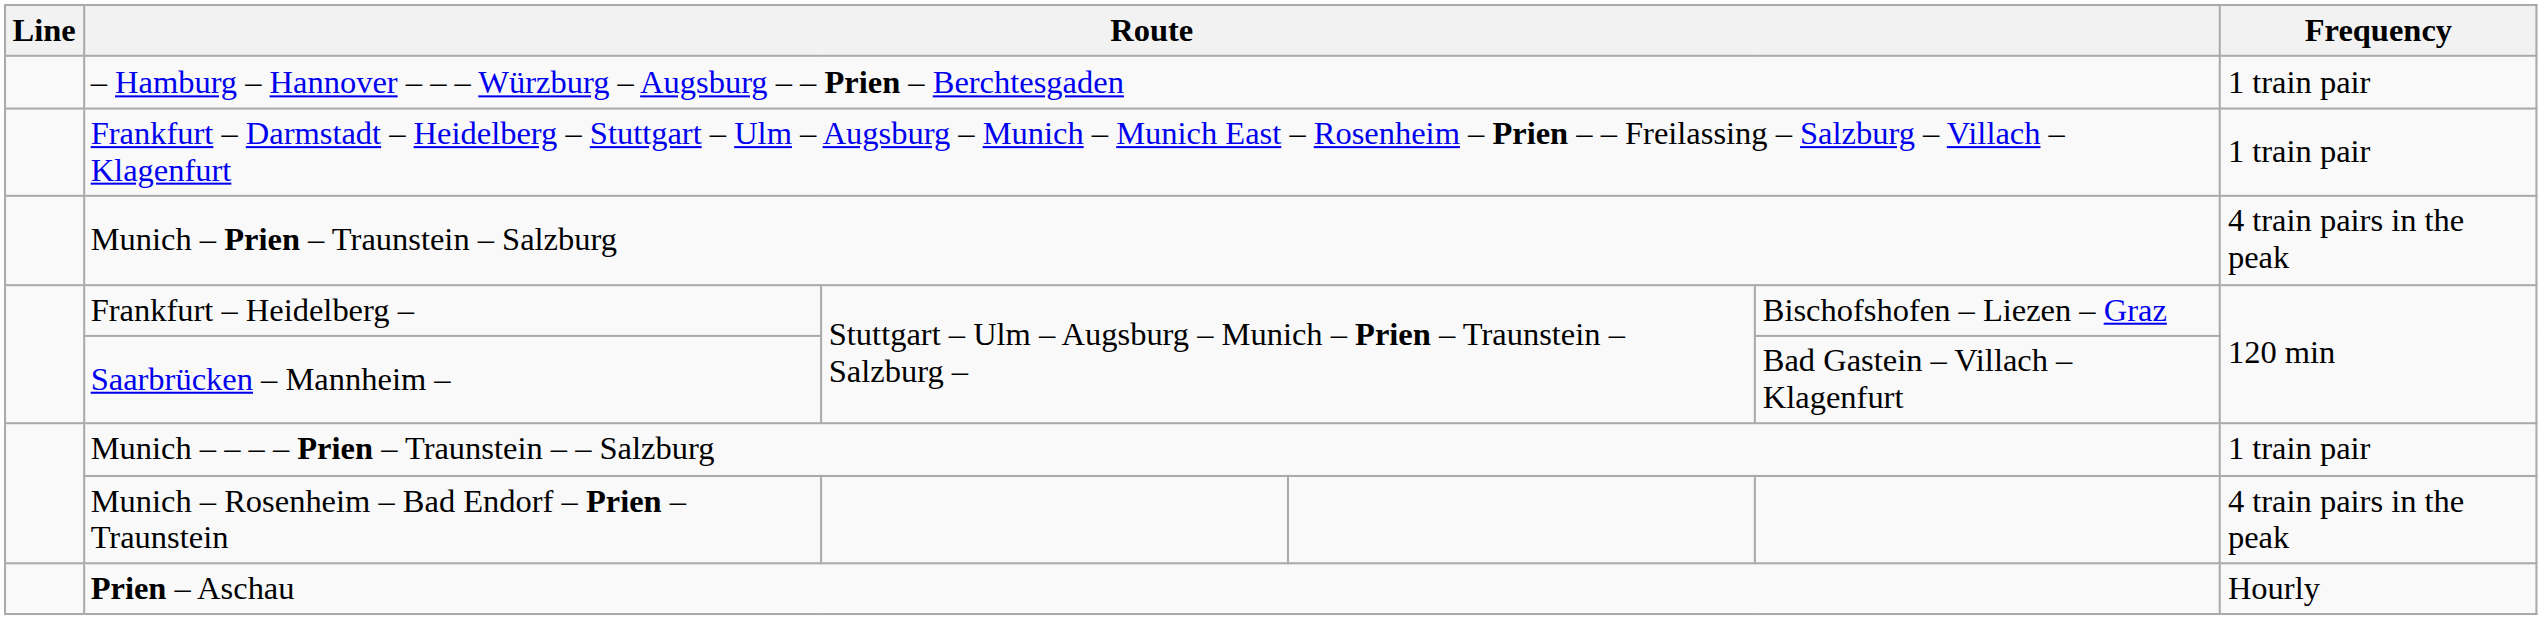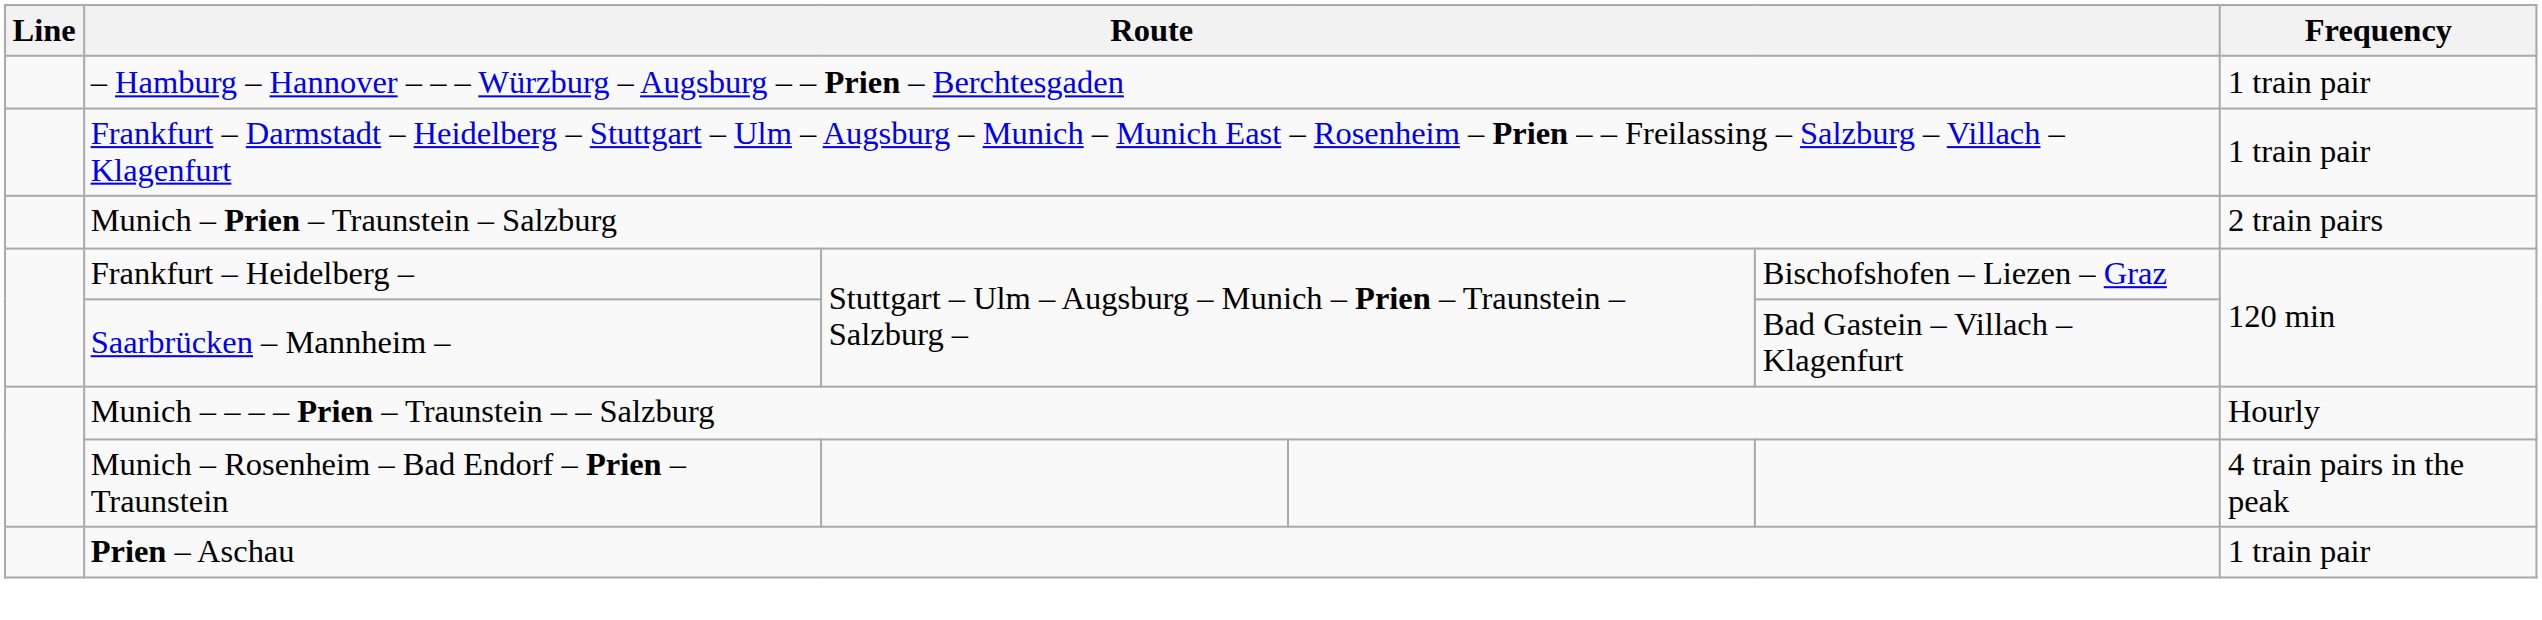(2346, 239) 4 train pairs in the peak -> (2305, 221) 2 train pairs
(2299, 448) 1 train pair -> (2274, 412) Hourly
(2274, 588) Hourly -> (2299, 551) 1 train pair
